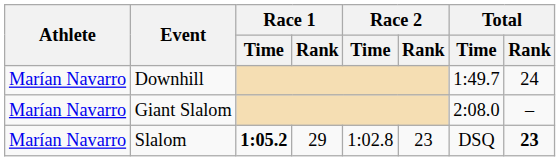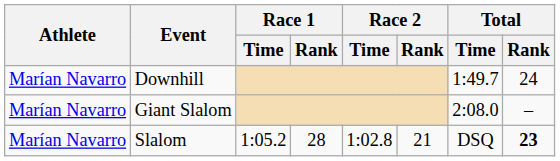(264, 140) bold -> (263, 140) normal
(317, 140) 29 -> (316, 140) 28
(423, 140) 23 -> (422, 140) 21
